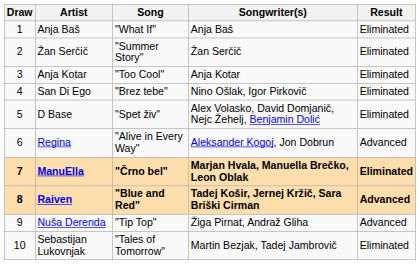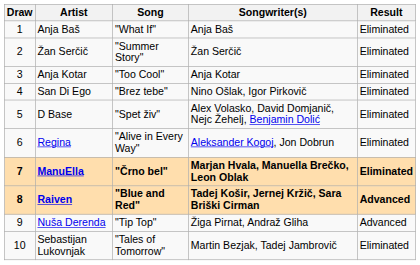(383, 143) Advanced -> (384, 143) Eliminated
